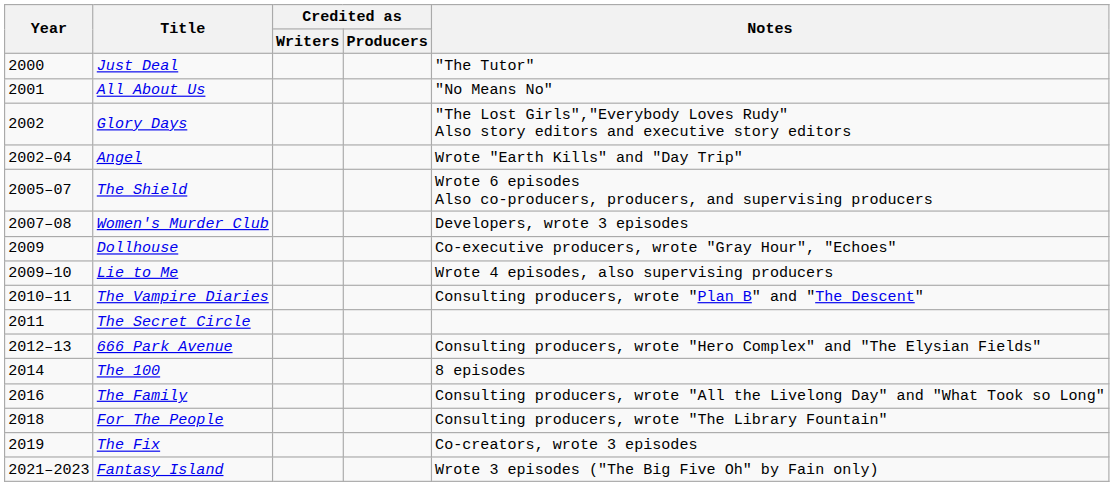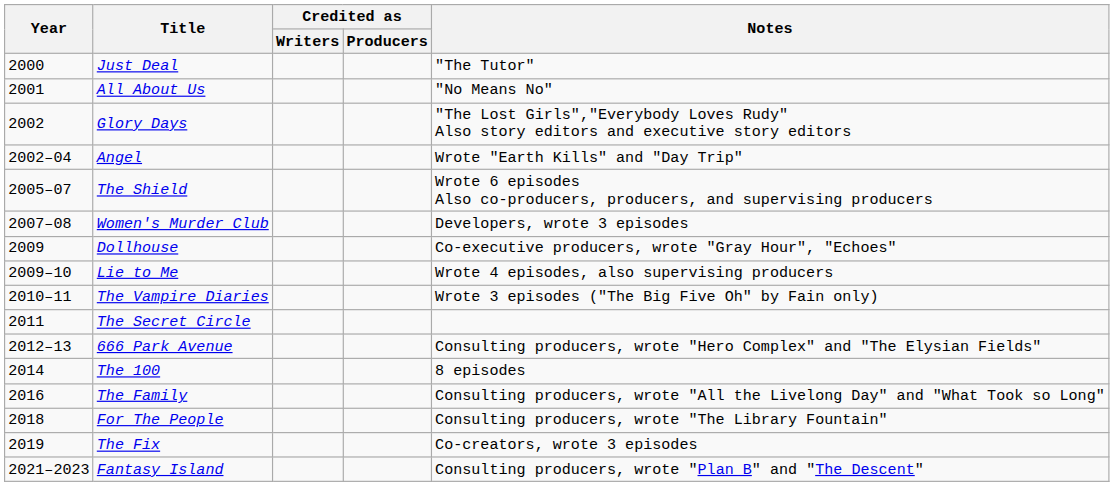(679, 297) Consulting producers, wrote "Plan B" and "The Descent" -> (657, 297) Wrote 3 episodes ("The Big Five Oh" by Fain only)
(657, 469) Wrote 3 episodes ("The Big Five Oh" by Fain only) -> (679, 469) Consulting producers, wrote "Plan B" and "The Descent"
